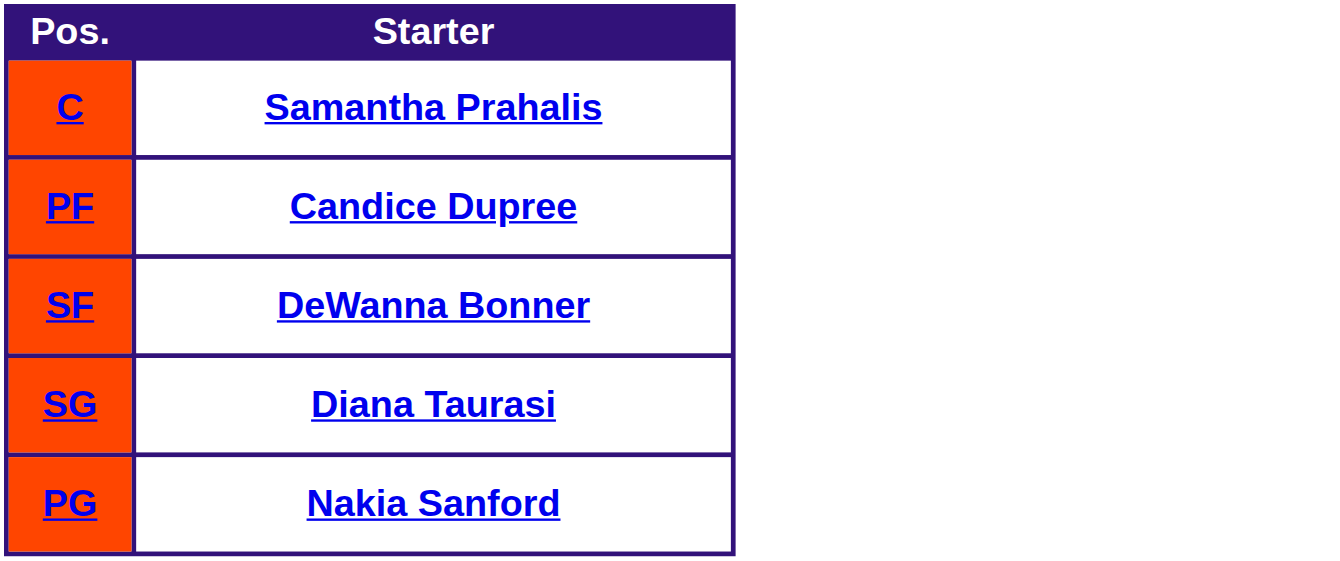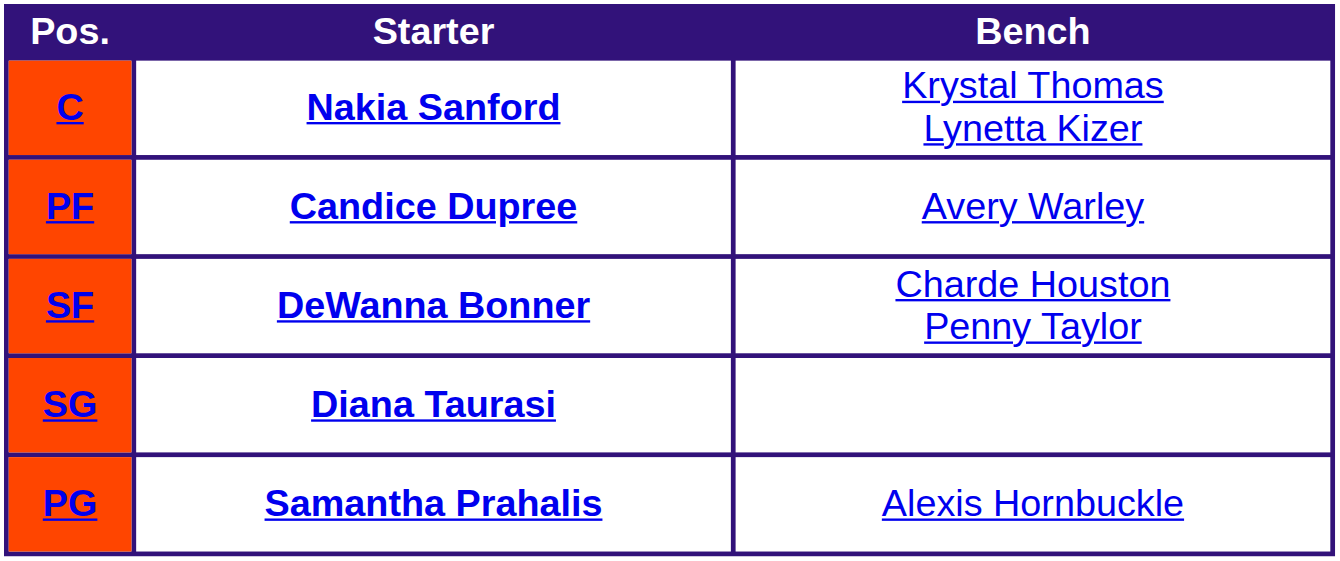+ column: (1033, 31)
(434, 107) Samantha Prahalis -> (434, 107) Nakia Sanford
(434, 503) Nakia Sanford -> (434, 503) Samantha Prahalis
